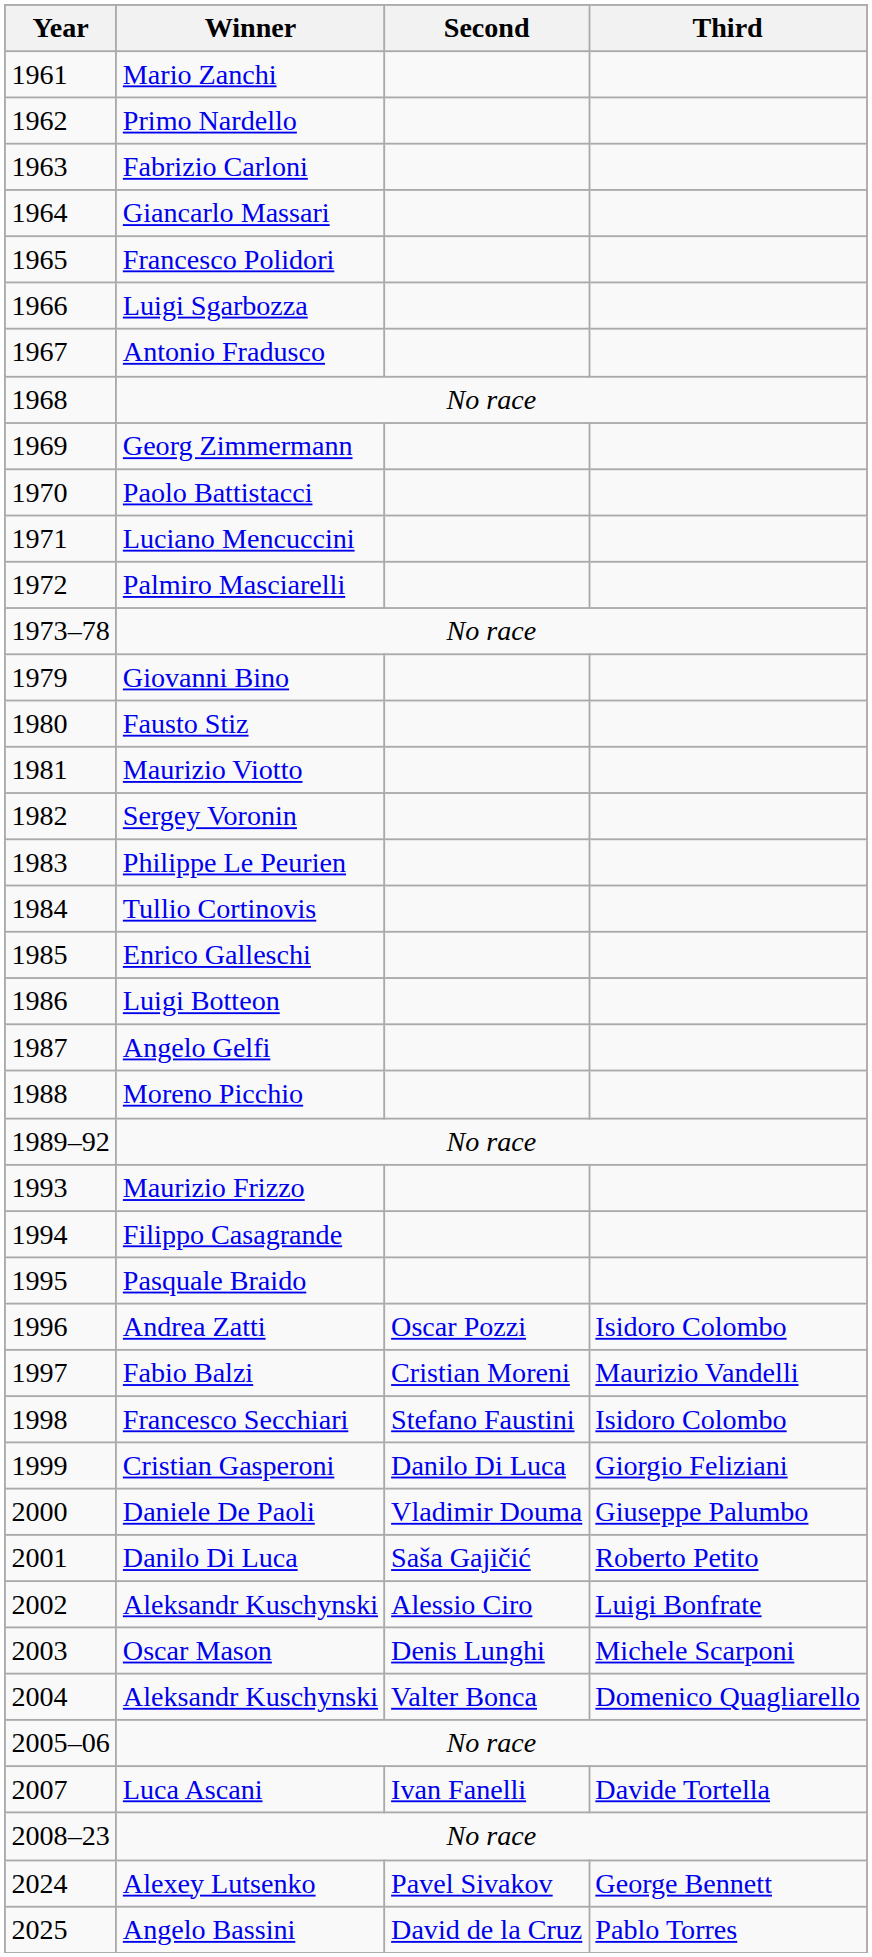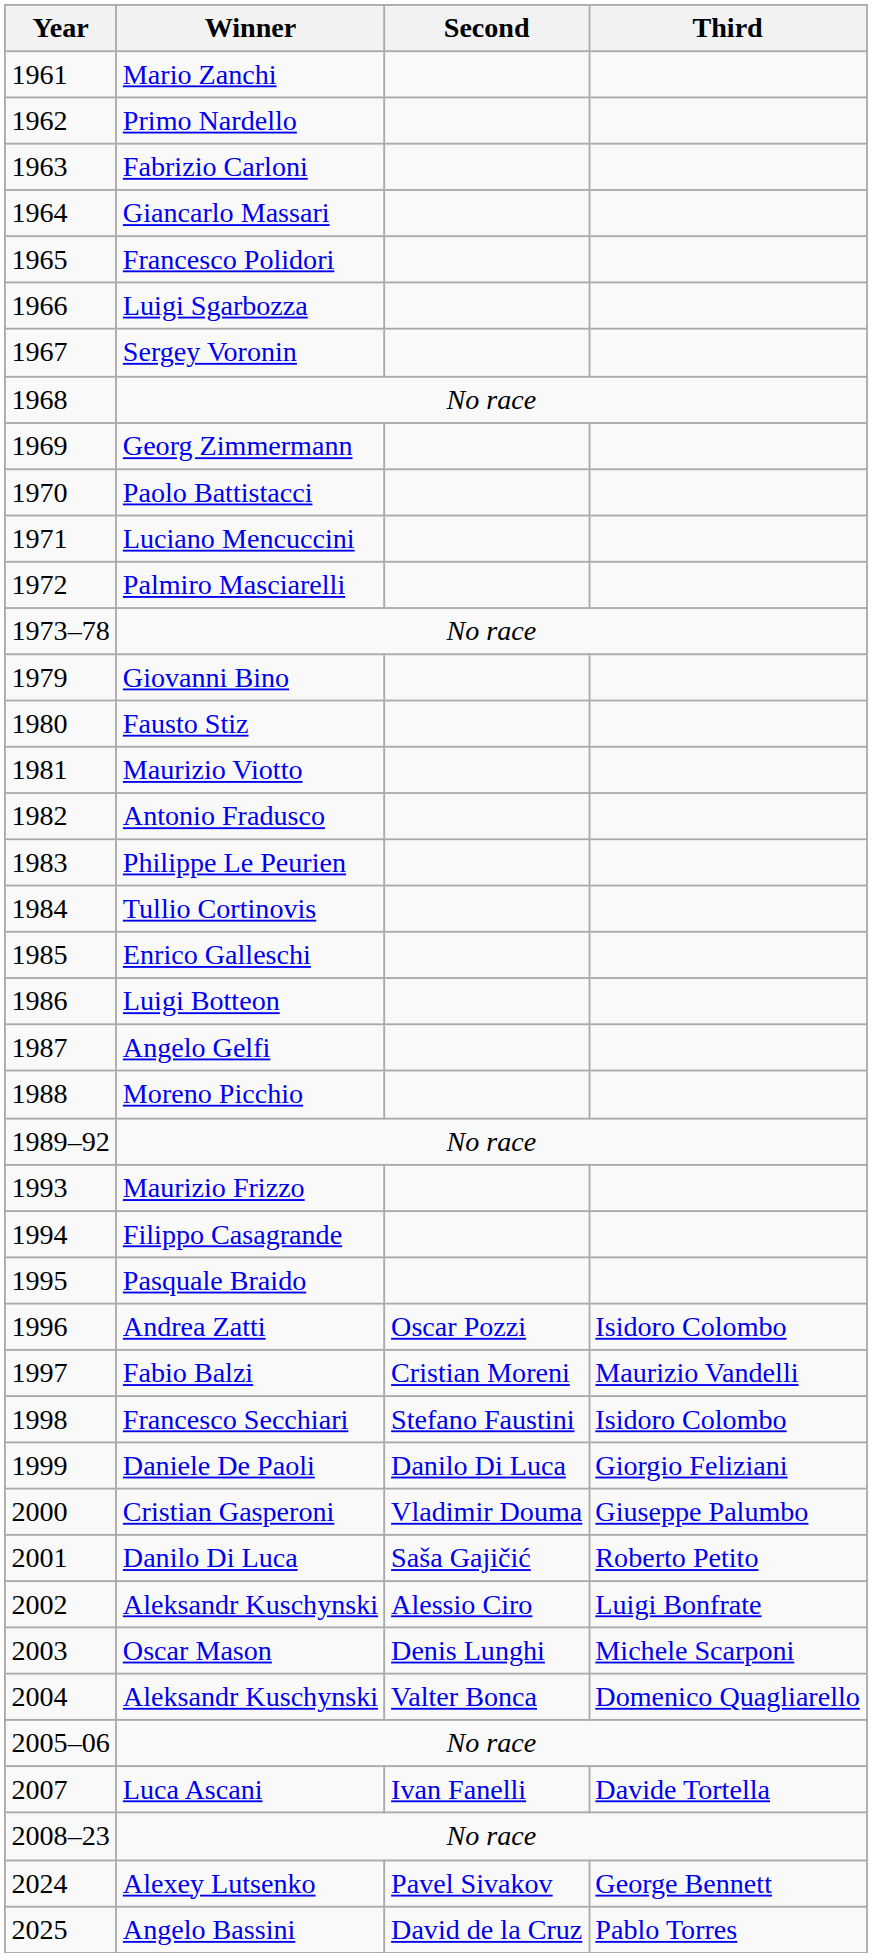(224, 352) Antonio Fradusco -> (210, 352) Sergey Voronin
(210, 816) Sergey Voronin -> (224, 816) Antonio Fradusco
(229, 1465) Cristian Gasperoni -> (219, 1465) Daniele De Paoli
(219, 1511) Daniele De Paoli -> (229, 1511) Cristian Gasperoni
